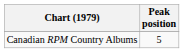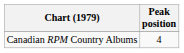(159, 39) 5 -> (159, 39) 4
